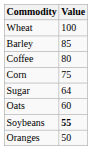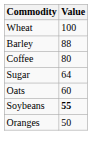(66, 43) 85 -> (66, 43) 88
- row: (17, 75)
